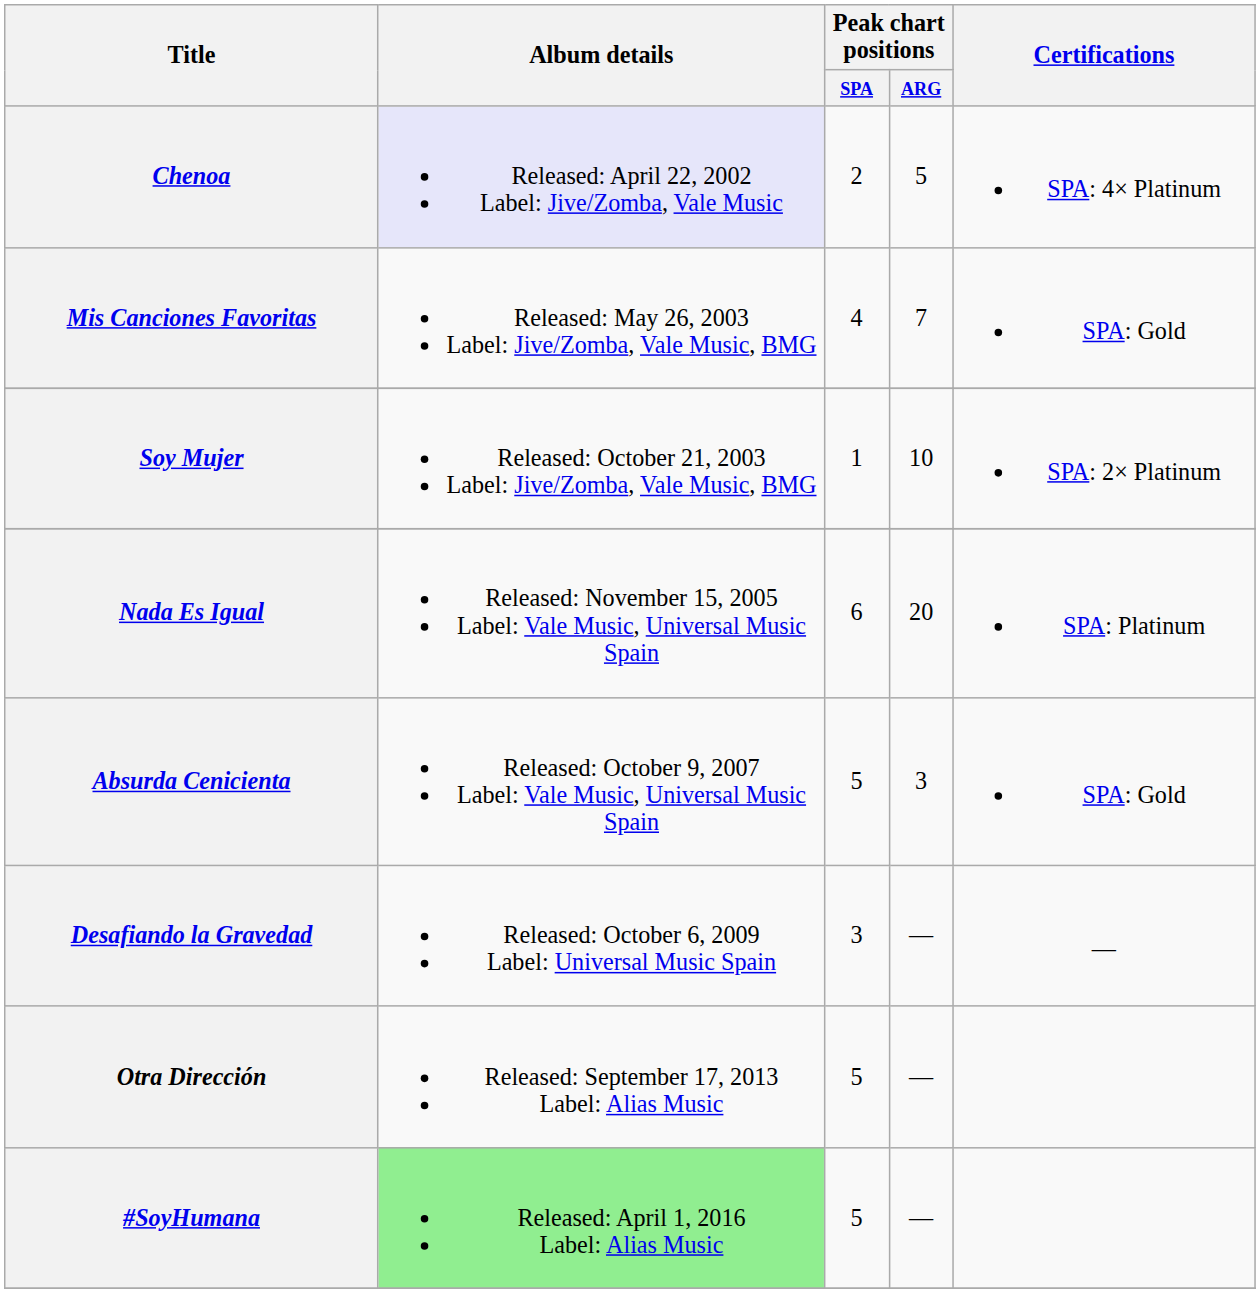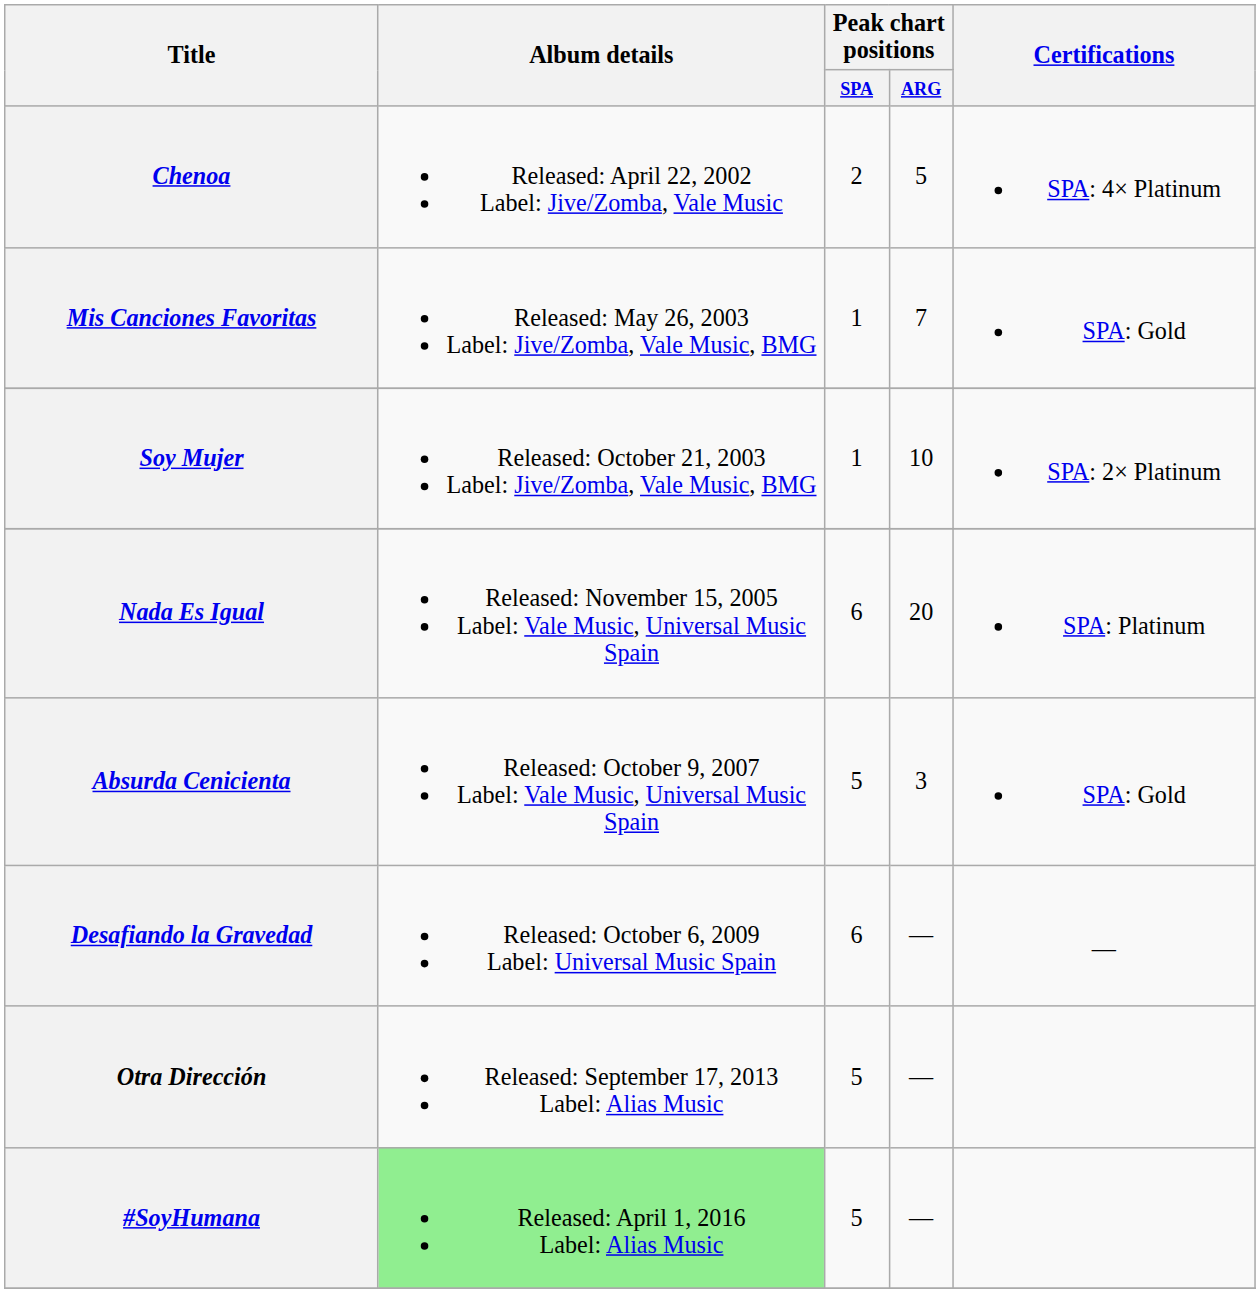(601, 190) lavender background -> (601, 190) no background
(857, 317) 4 -> (857, 317) 1
(857, 935) 3 -> (857, 935) 6
